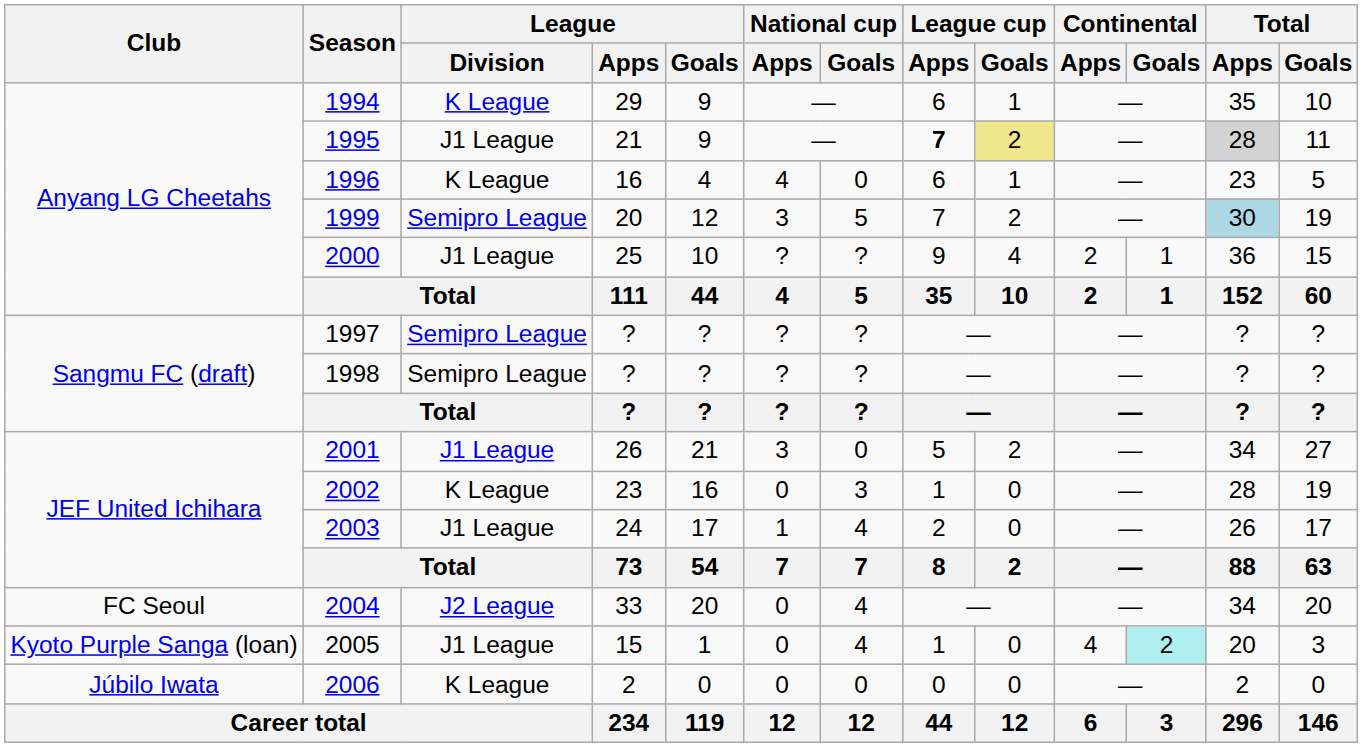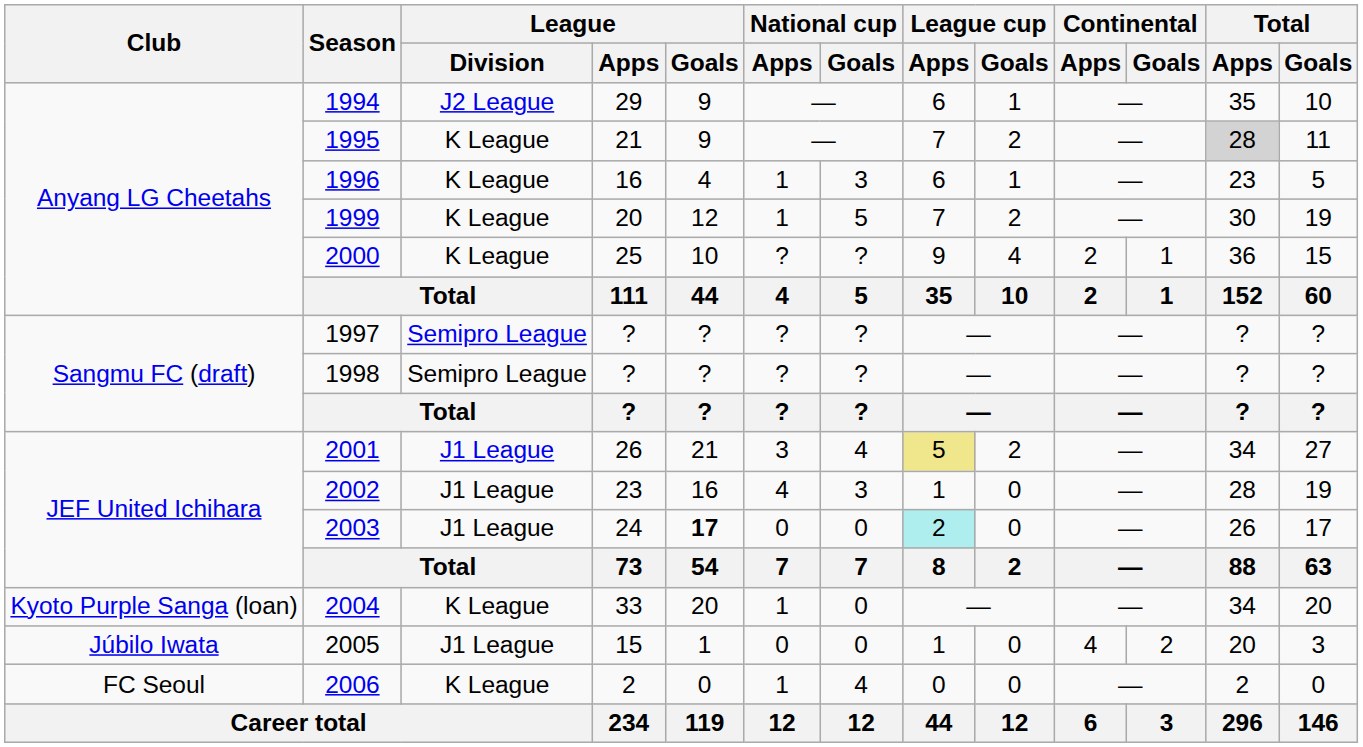(497, 101) K League -> (497, 101) J2 League
(497, 140) J1 League -> (497, 140) K League
(939, 140) bold -> (939, 140) normal
(1015, 140) khaki background -> (1015, 140) no background
(782, 179) 4 -> (782, 179) 1
(861, 179) 0 -> (861, 179) 3
(497, 218) Semipro League -> (497, 218) K League
(782, 218) 3 -> (782, 218) 1
(1242, 218) lightblue background -> (1242, 218) no background
(497, 256) J1 League -> (497, 256) K League
(861, 450) 0 -> (861, 450) 4
(939, 450) no background -> (939, 450) khaki background
(497, 489) K League -> (497, 489) J1 League
(782, 489) 0 -> (782, 489) 4
(705, 528) normal -> (705, 528) bold
(782, 528) 1 -> (782, 528) 0
(861, 528) 4 -> (861, 528) 0
(939, 528) no background -> (939, 528) paleturquoise background
(154, 606) FC Seoul -> (154, 606) Kyoto Purple Sanga (loan)
(497, 606) J2 League -> (497, 606) K League
(782, 606) 0 -> (782, 606) 1
(861, 606) 4 -> (861, 606) 0
(154, 645) Kyoto Purple Sanga (loan) -> (154, 645) Júbilo Iwata
(861, 645) 4 -> (861, 645) 0
(1166, 645) paleturquoise background -> (1166, 645) no background
(154, 683) Júbilo Iwata -> (154, 683) FC Seoul
(782, 683) 0 -> (782, 683) 1
(861, 683) 0 -> (861, 683) 4
